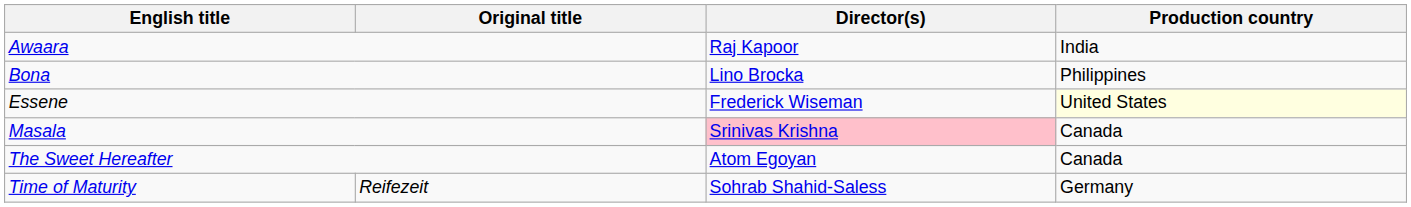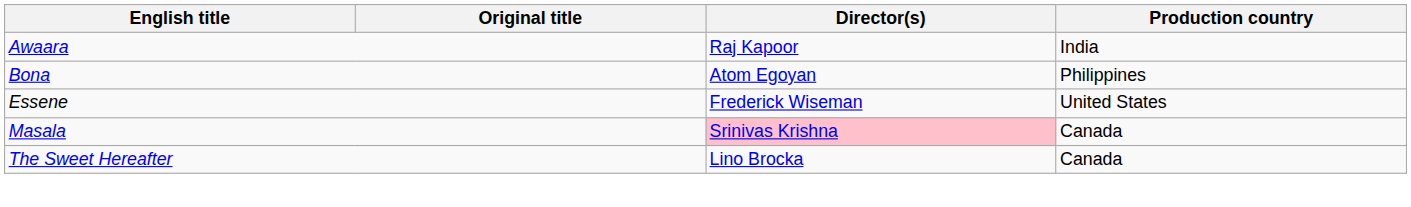(757, 74) Lino Brocka -> (763, 74) Atom Egoyan
(1113, 103) lightyellow background -> (1113, 103) no background
(763, 159) Atom Egoyan -> (757, 159) Lino Brocka
- row: (72, 187)
